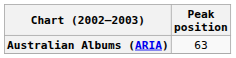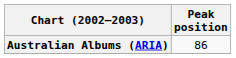(201, 45) 63 -> (201, 45) 86
